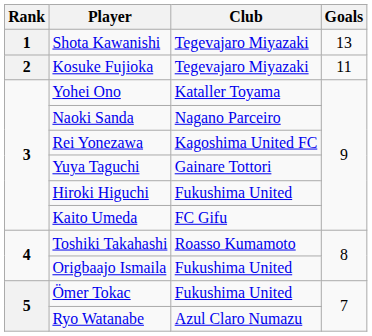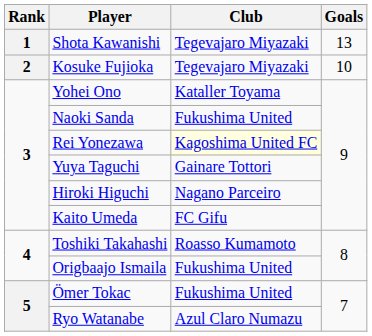(344, 67) 11 -> (344, 67) 10
(228, 117) Nagano Parceiro -> (233, 117) Fukushima United
(246, 142) no background -> (246, 142) lightyellow background
(233, 192) Fukushima United -> (228, 192) Nagano Parceiro
